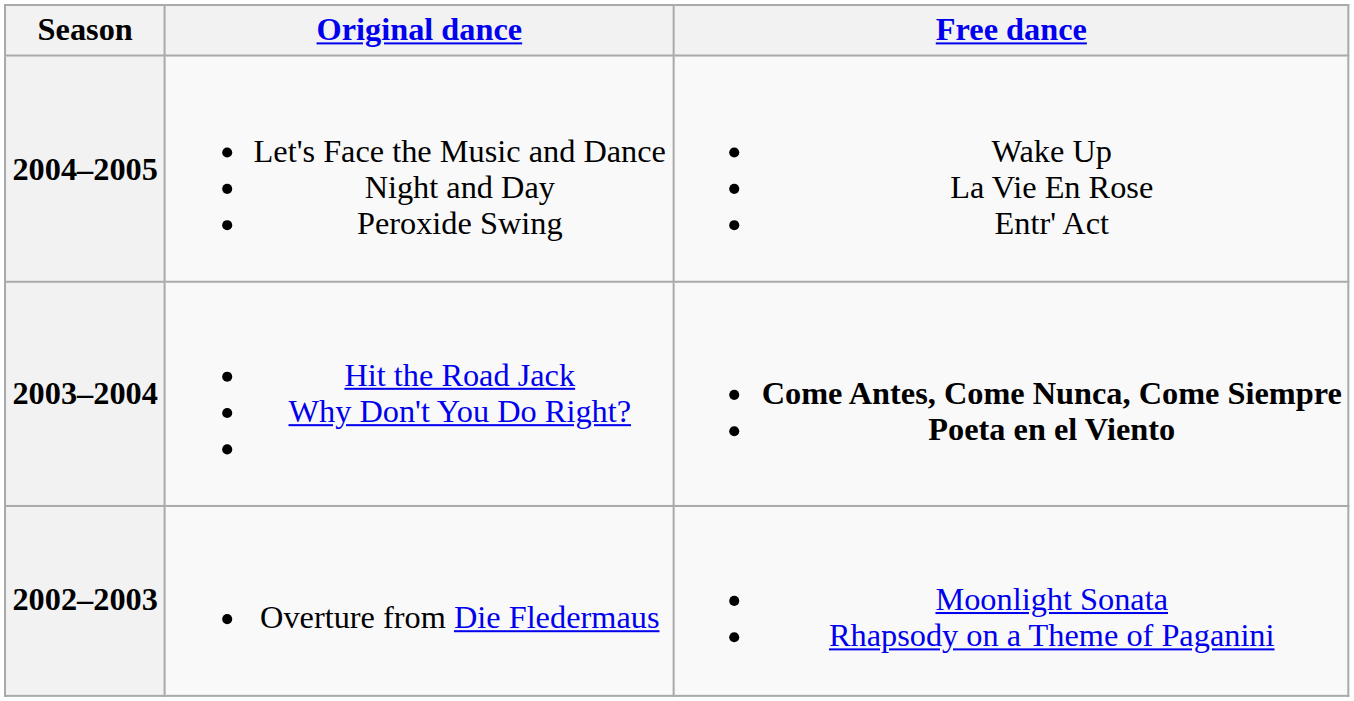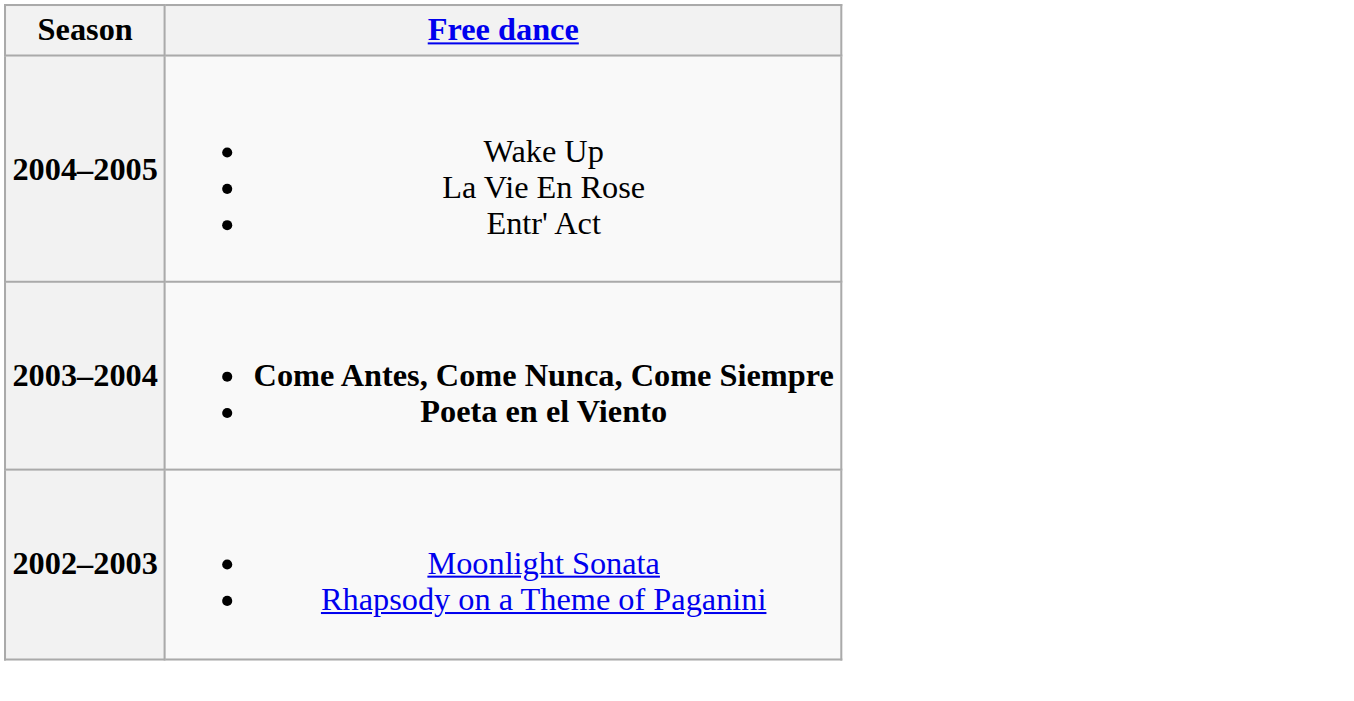- column: (419, 30)
